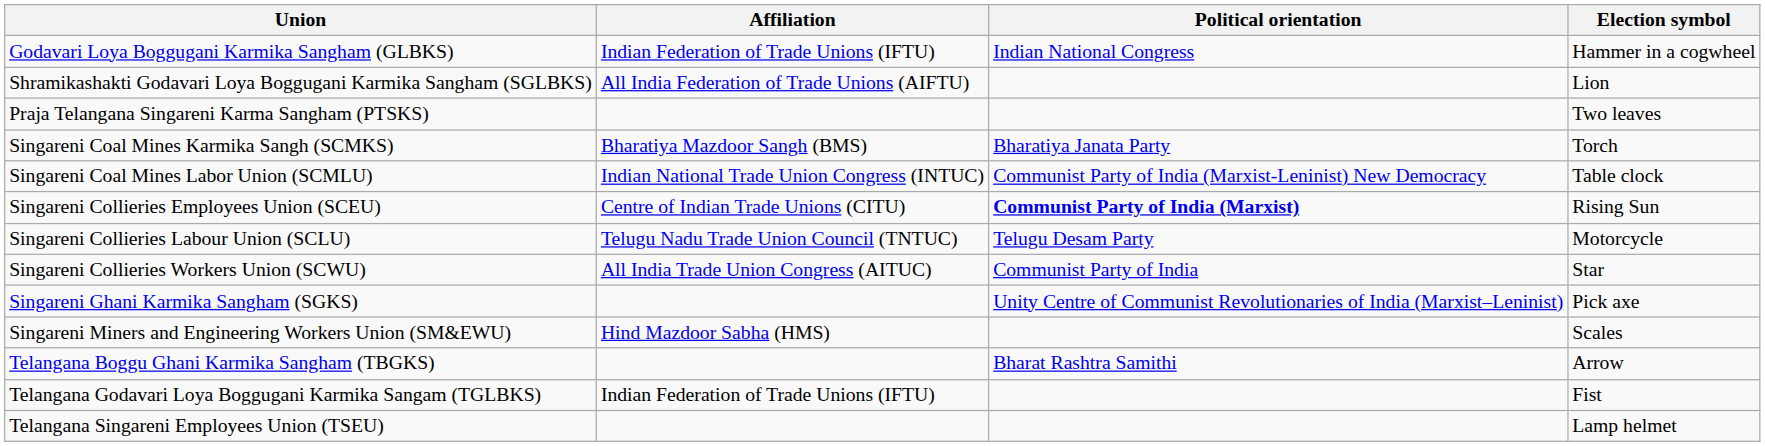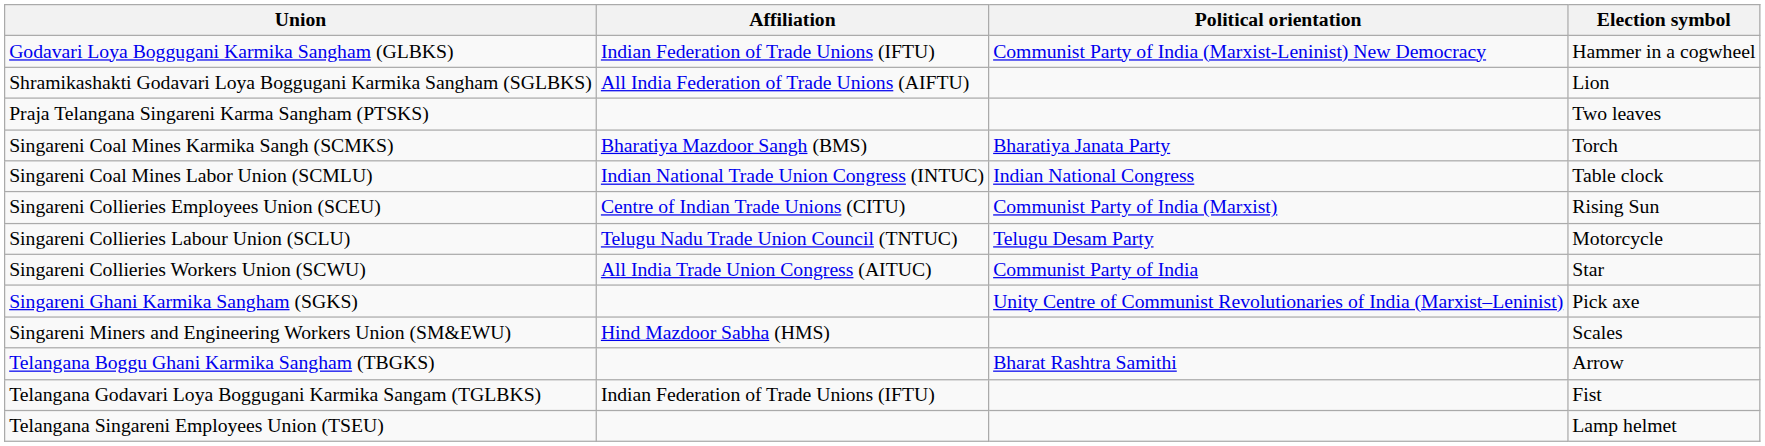(1094, 51) Indian National Congress -> (1240, 51) Communist Party of India (Marxist-Leninist) New Democracy
(1240, 176) Communist Party of India (Marxist-Leninist) New Democracy -> (1094, 176) Indian National Congress
(1146, 207) bold -> (1135, 207) normal
